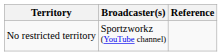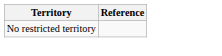- column: (133, 12)
